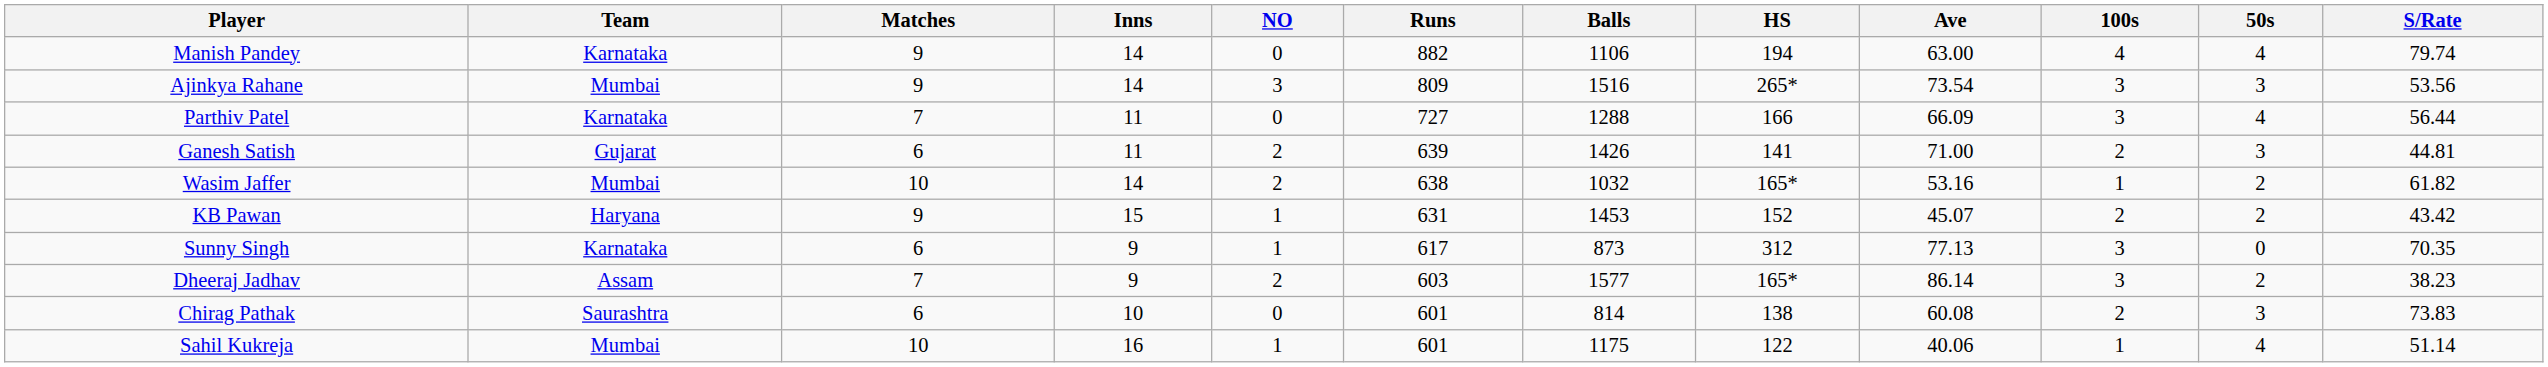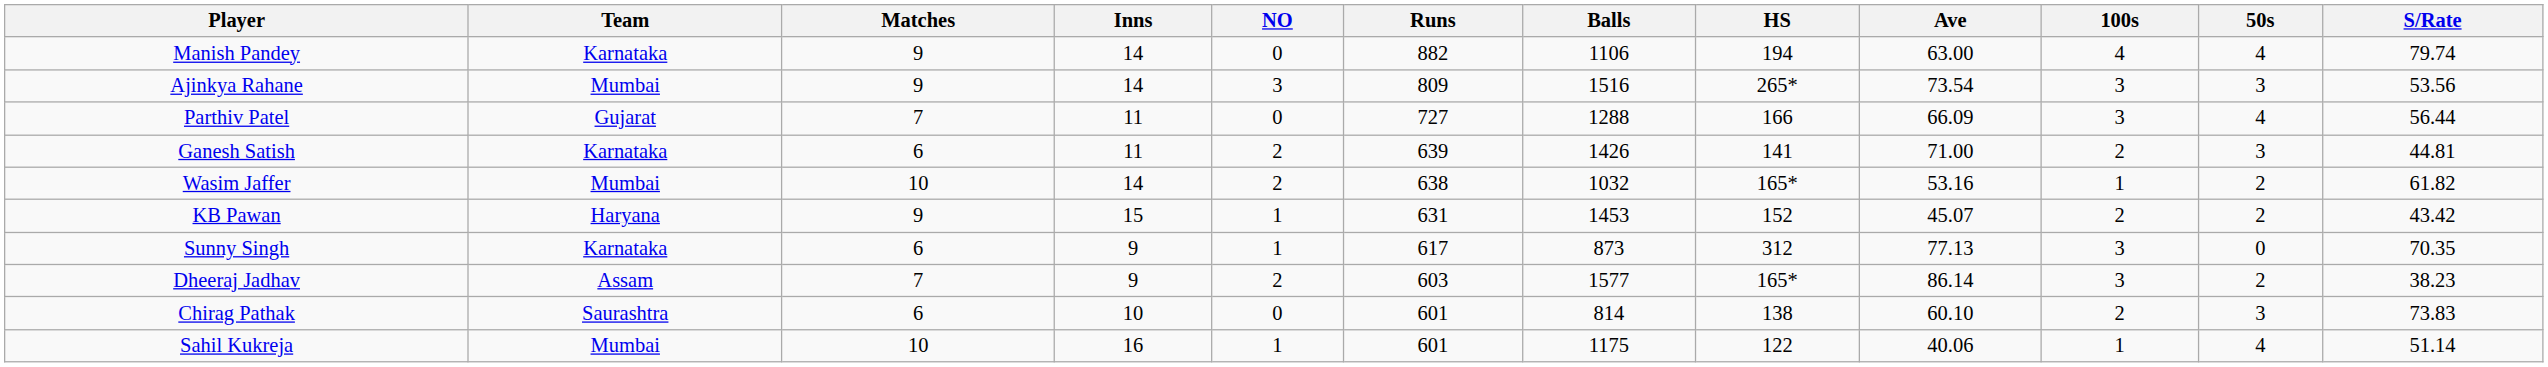(625, 118) Karnataka -> (625, 118) Gujarat
(625, 150) Gujarat -> (625, 150) Karnataka
(1950, 313) 60.08 -> (1950, 313) 60.10
